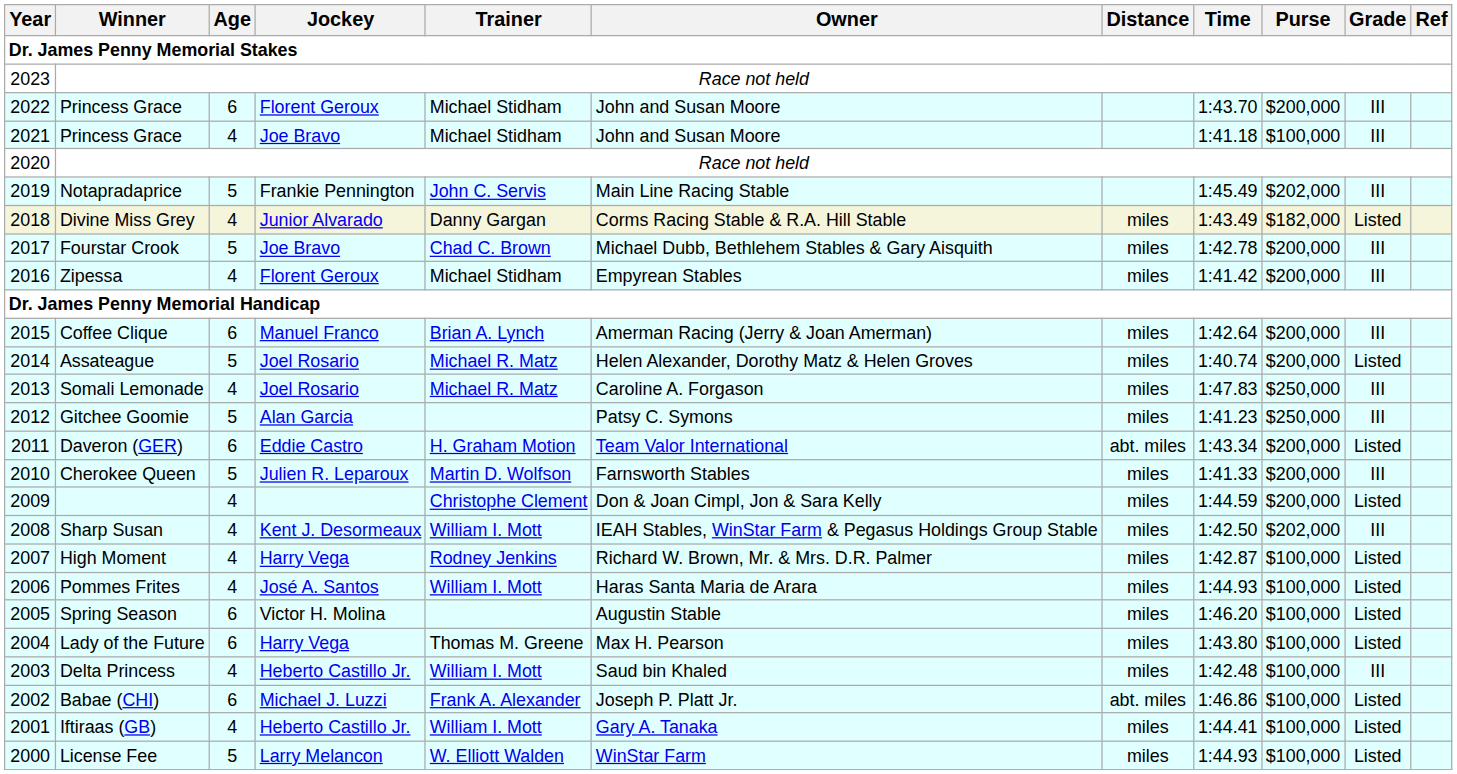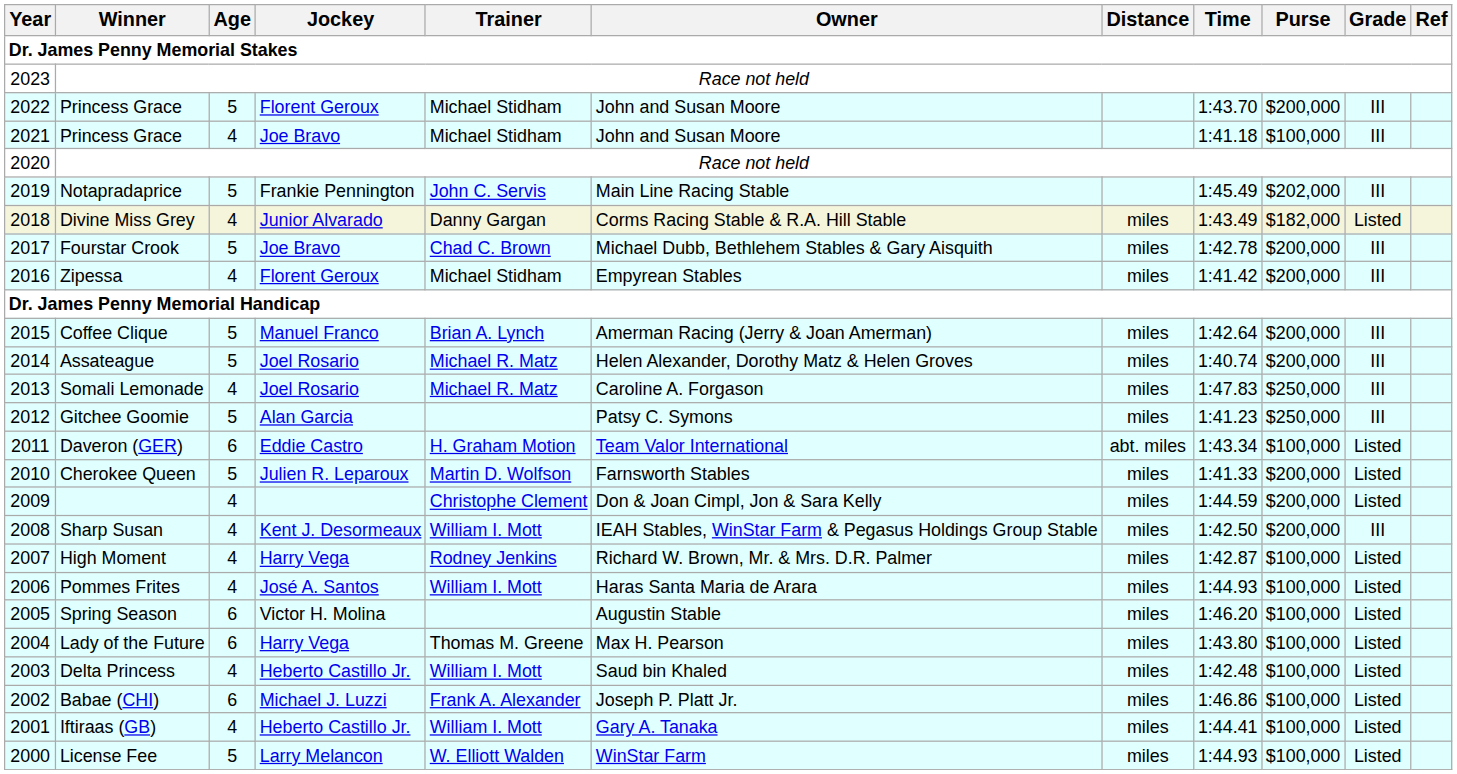(232, 107) 6 -> (232, 107) 5
(232, 332) 6 -> (232, 332) 5
(1378, 361) Listed -> (1378, 361) III
(1303, 445) $200,000 -> (1303, 445) $100,000
(1378, 473) III -> (1378, 473) Listed
(1303, 530) $202,000 -> (1303, 530) $200,000
(1378, 671) III -> (1378, 671) Listed
(1148, 699) abt. miles -> (1148, 699) miles
